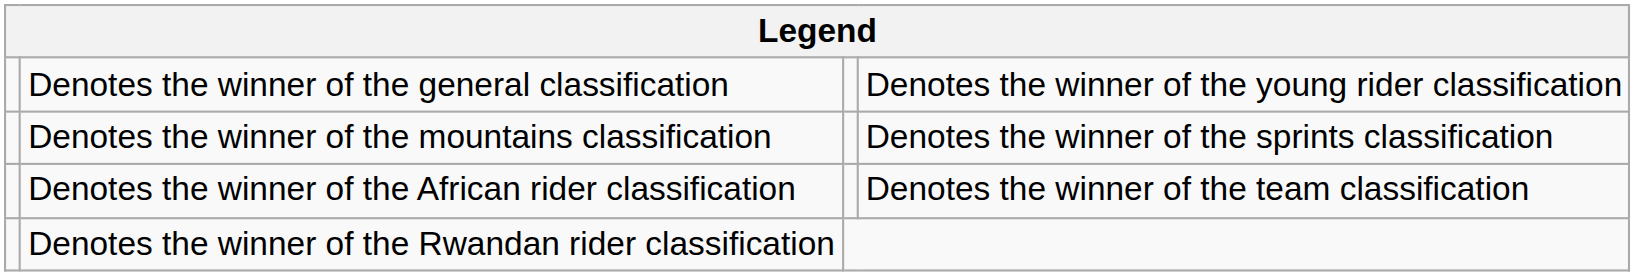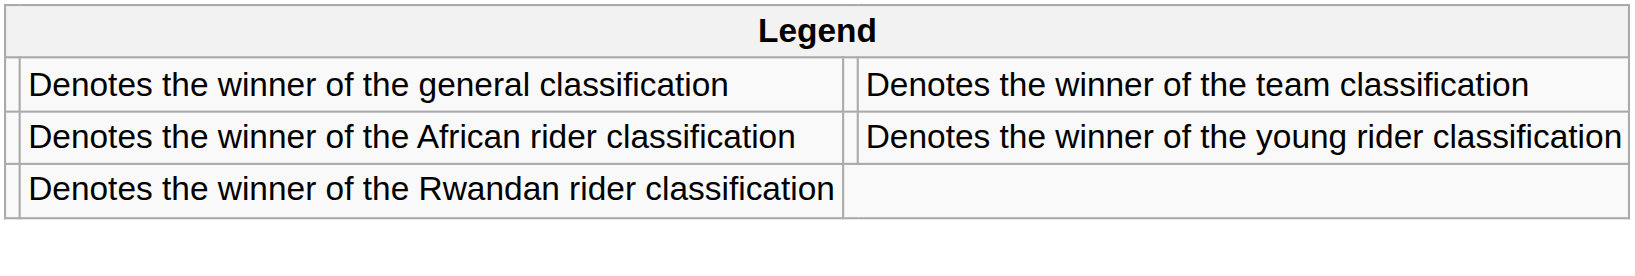(1244, 84) Denotes the winner of the young rider classification -> (1197, 84) Denotes the winner of the team classification
- row: (400, 137)
(1197, 190) Denotes the winner of the team classification -> (1244, 137) Denotes the winner of the young rider classification
